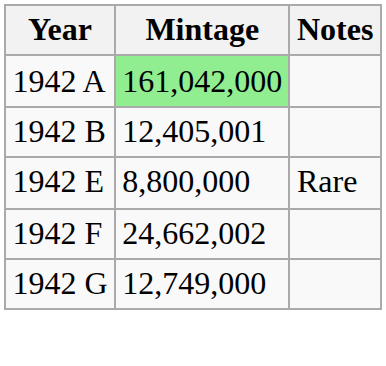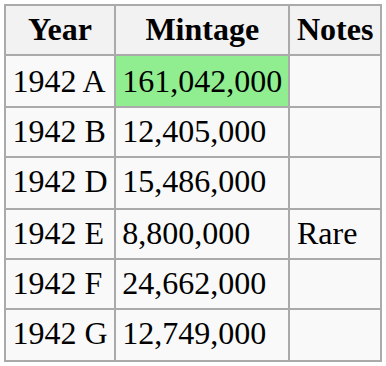(194, 131) 12,405,001 -> (194, 131) 12,405,000
+ row: (60, 182)
(194, 232) 24,662,002 -> (194, 283) 24,662,000
